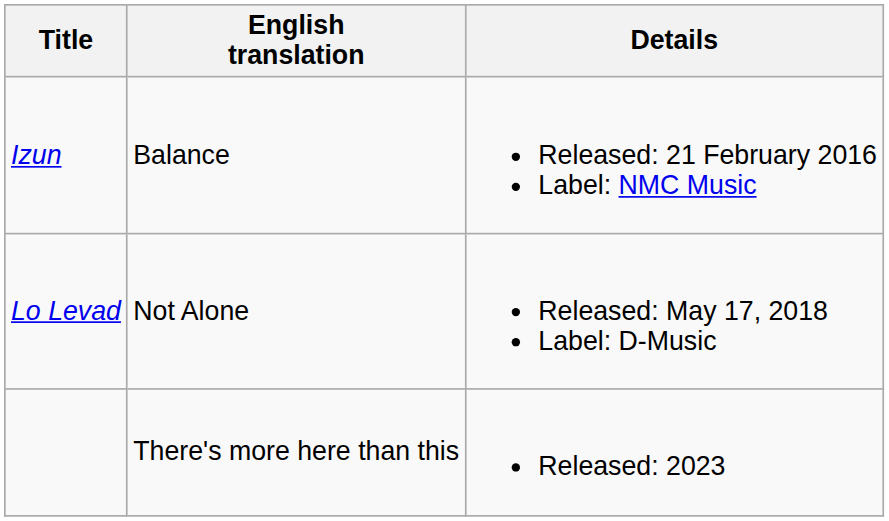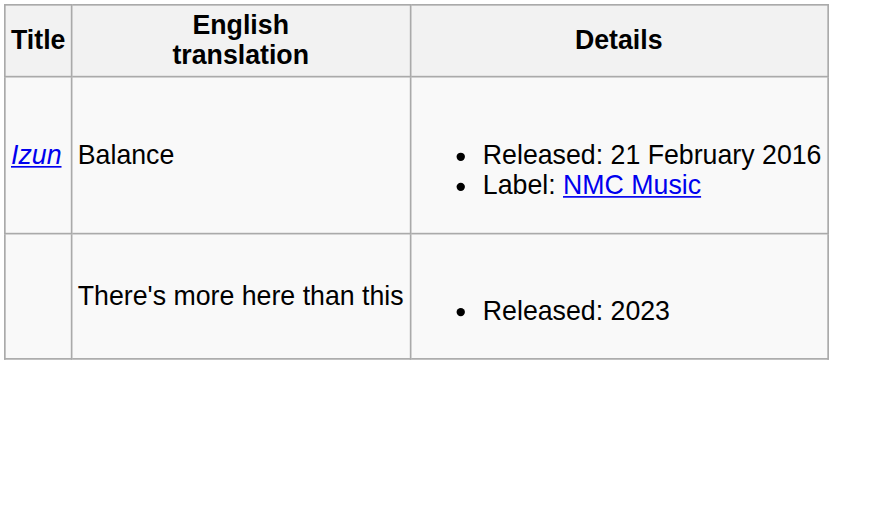- row: (66, 310)
